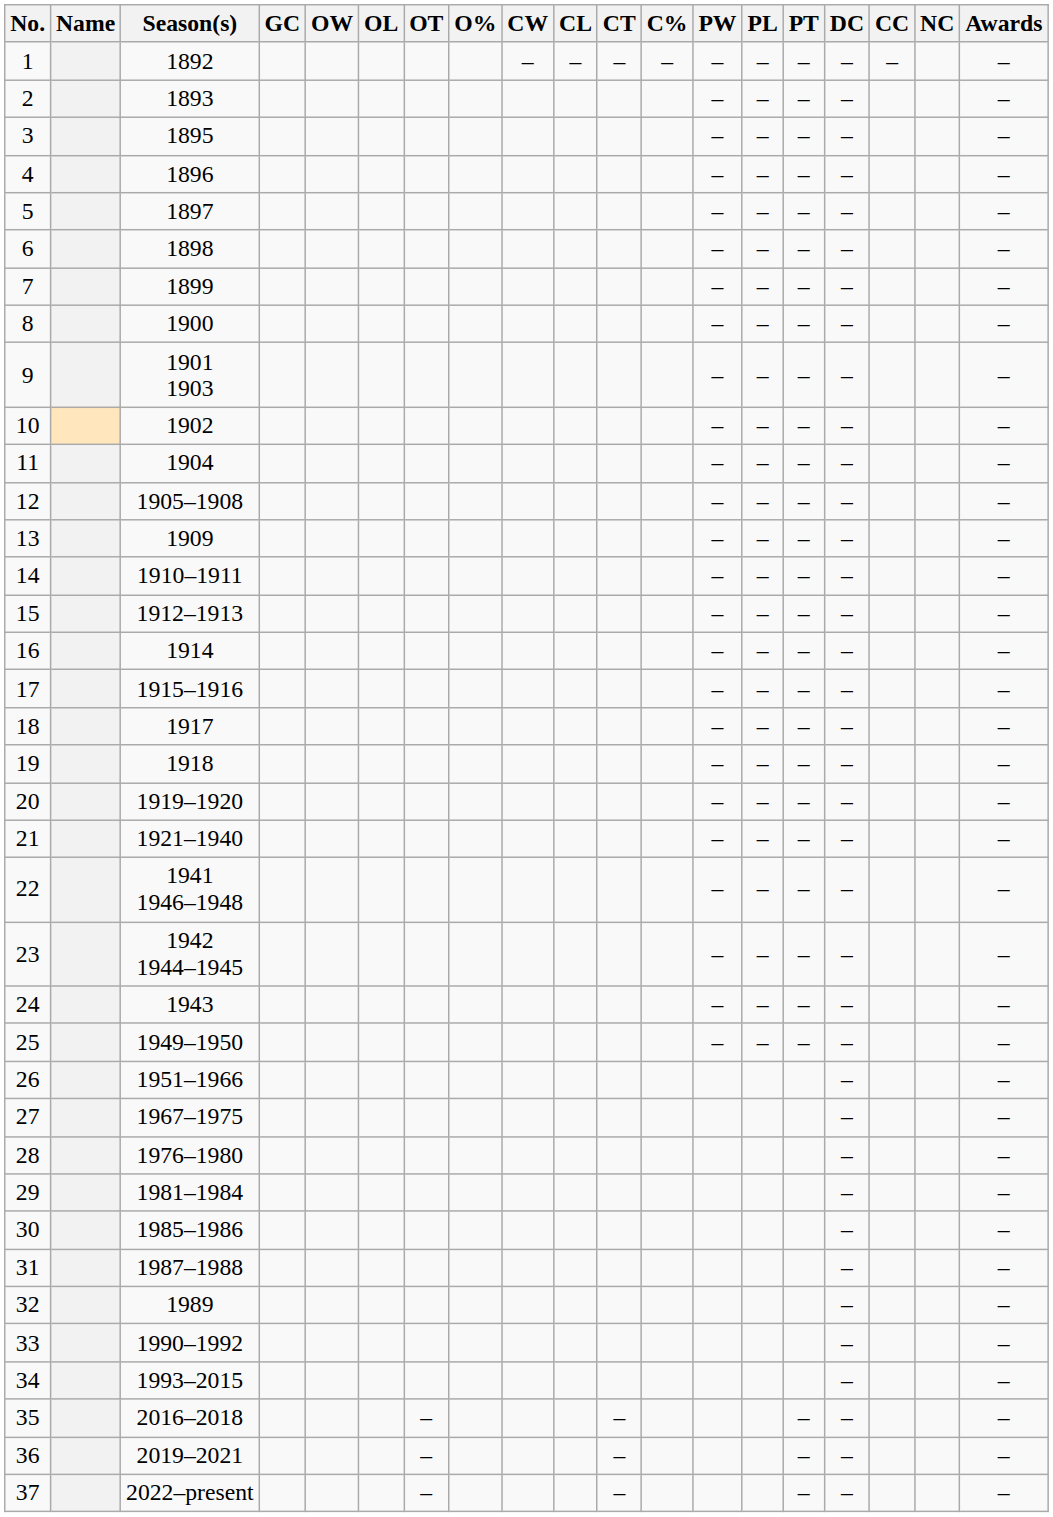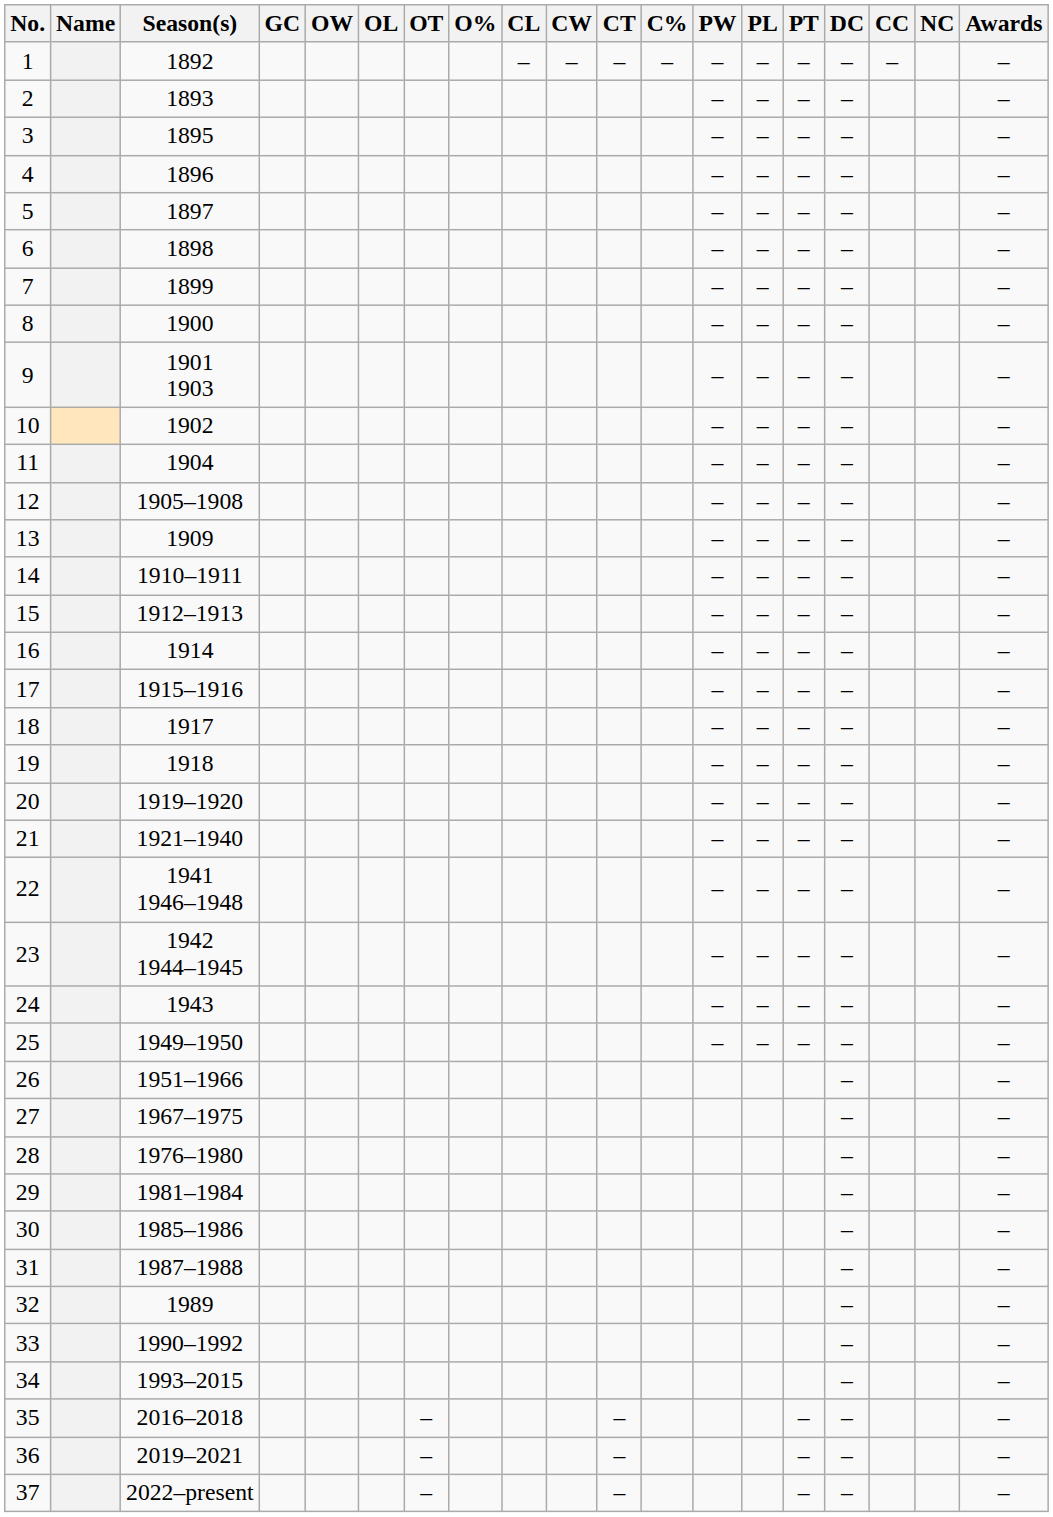columns swapped: (528, 23) <-> (575, 23)
